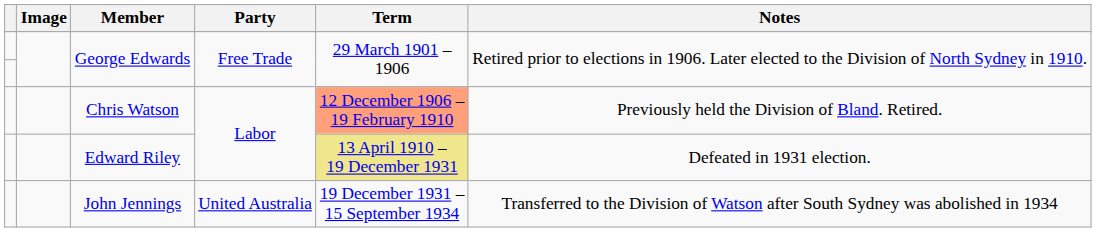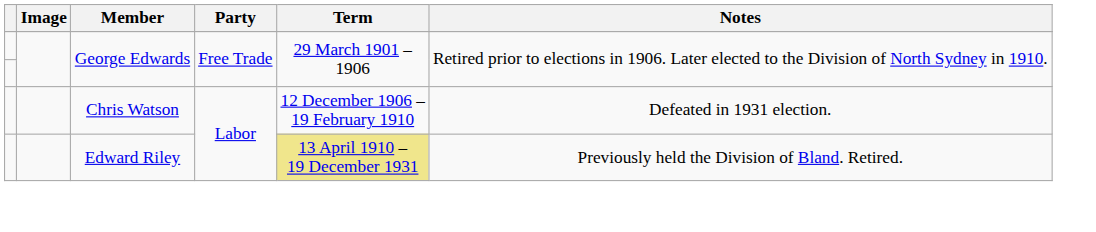(392, 110) lightsalmon background -> (353, 110) no background
(780, 110) Previously held the Division of Bland. Retired. -> (740, 110) Defeated in 1931 election.
(780, 156) Defeated in 1931 election. -> (740, 156) Previously held the Division of Bland. Retired.
- row: (132, 203)
